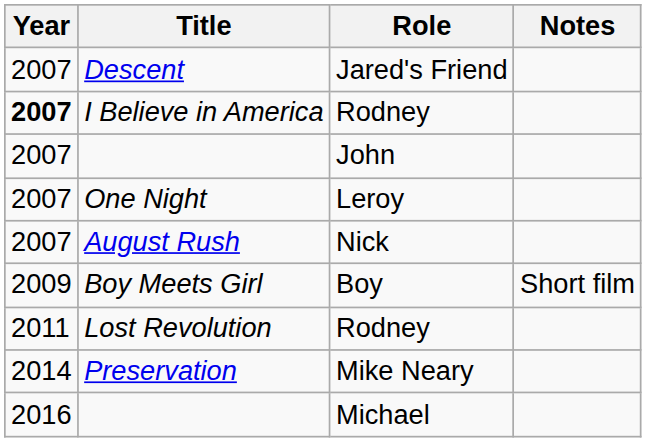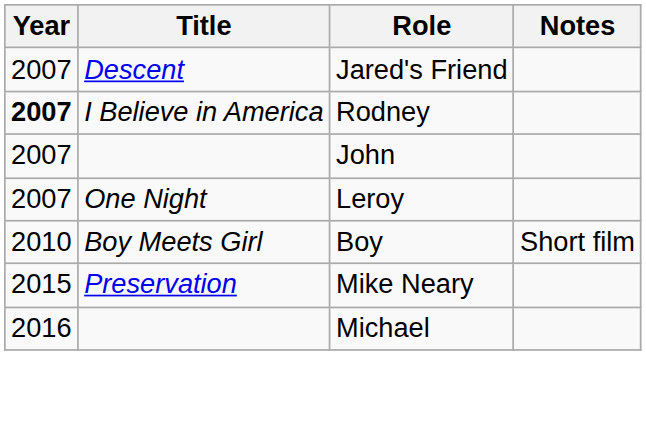- row: (162, 241)
(41, 284) 2009 -> (41, 241) 2010
- row: (178, 328)
(41, 371) 2014 -> (41, 284) 2015
